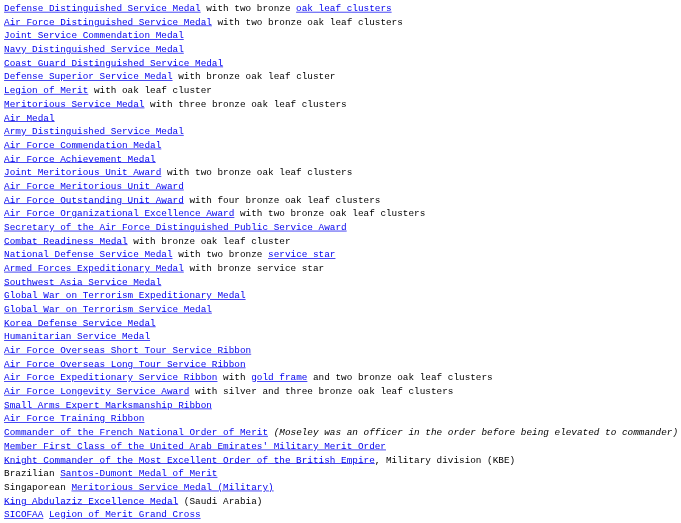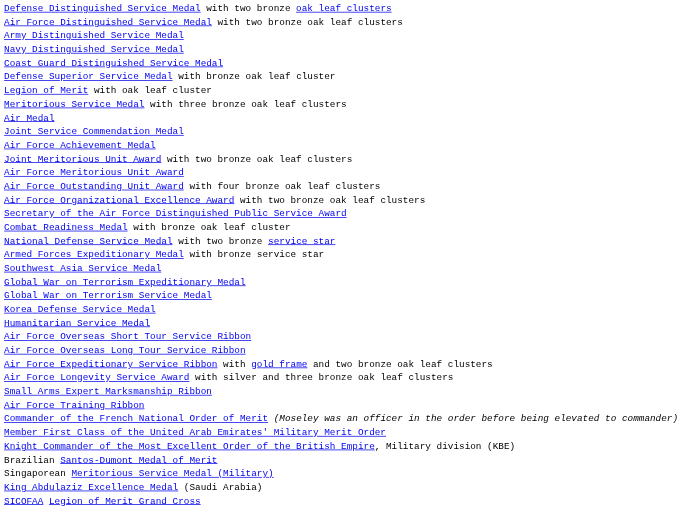rows swapped: (94, 132) <-> (94, 36)
- row: (83, 145)
